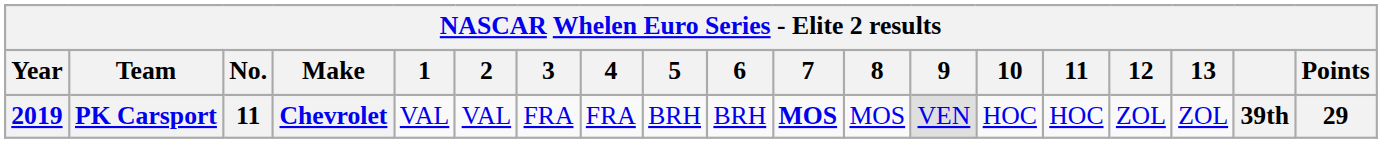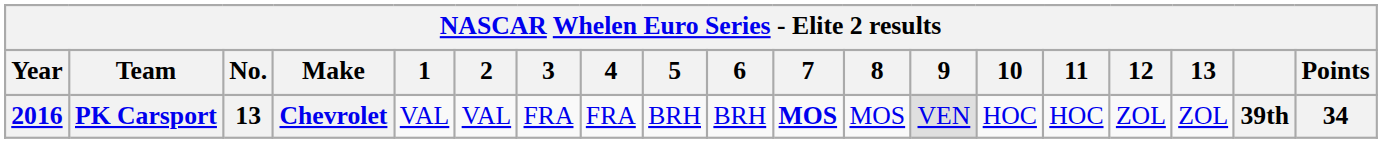(37, 115) 2019 -> (37, 115) 2016
(248, 115) 11 -> (248, 115) 13
(1336, 115) 29 -> (1336, 115) 34
